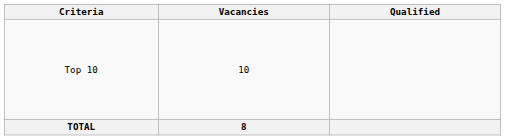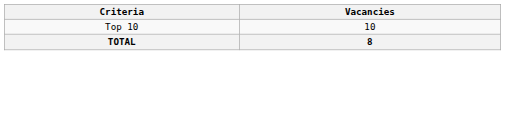- column: (415, 12)
